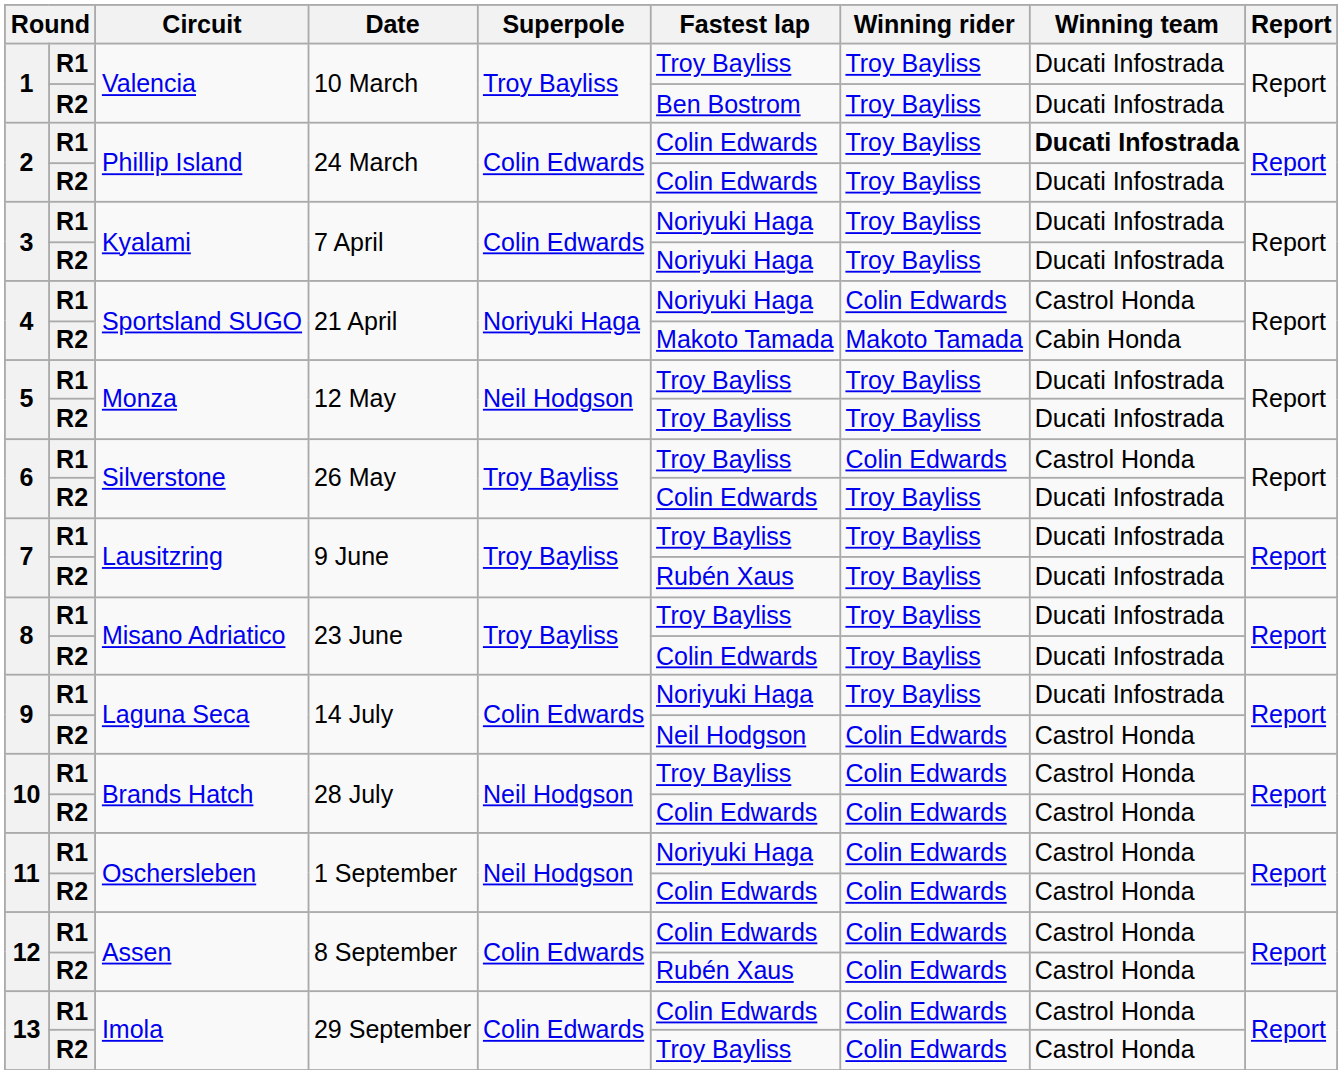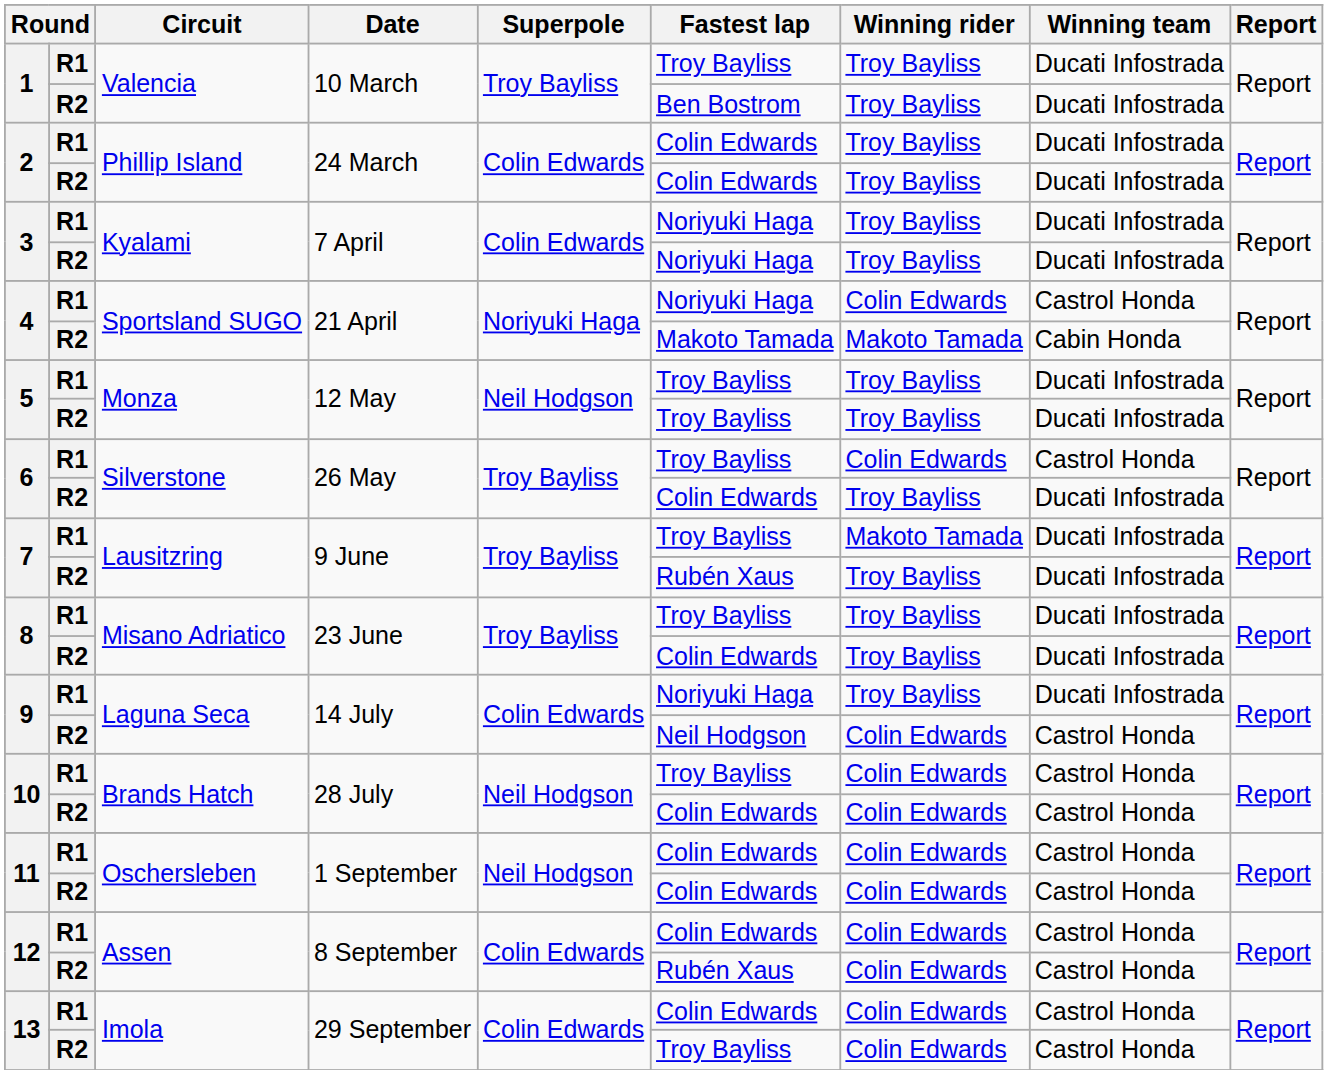(1137, 143) bold -> (1129, 143) normal
(913, 537) Troy Bayliss -> (934, 537) Makoto Tamada
(735, 853) Noriyuki Haga -> (737, 853) Colin Edwards
